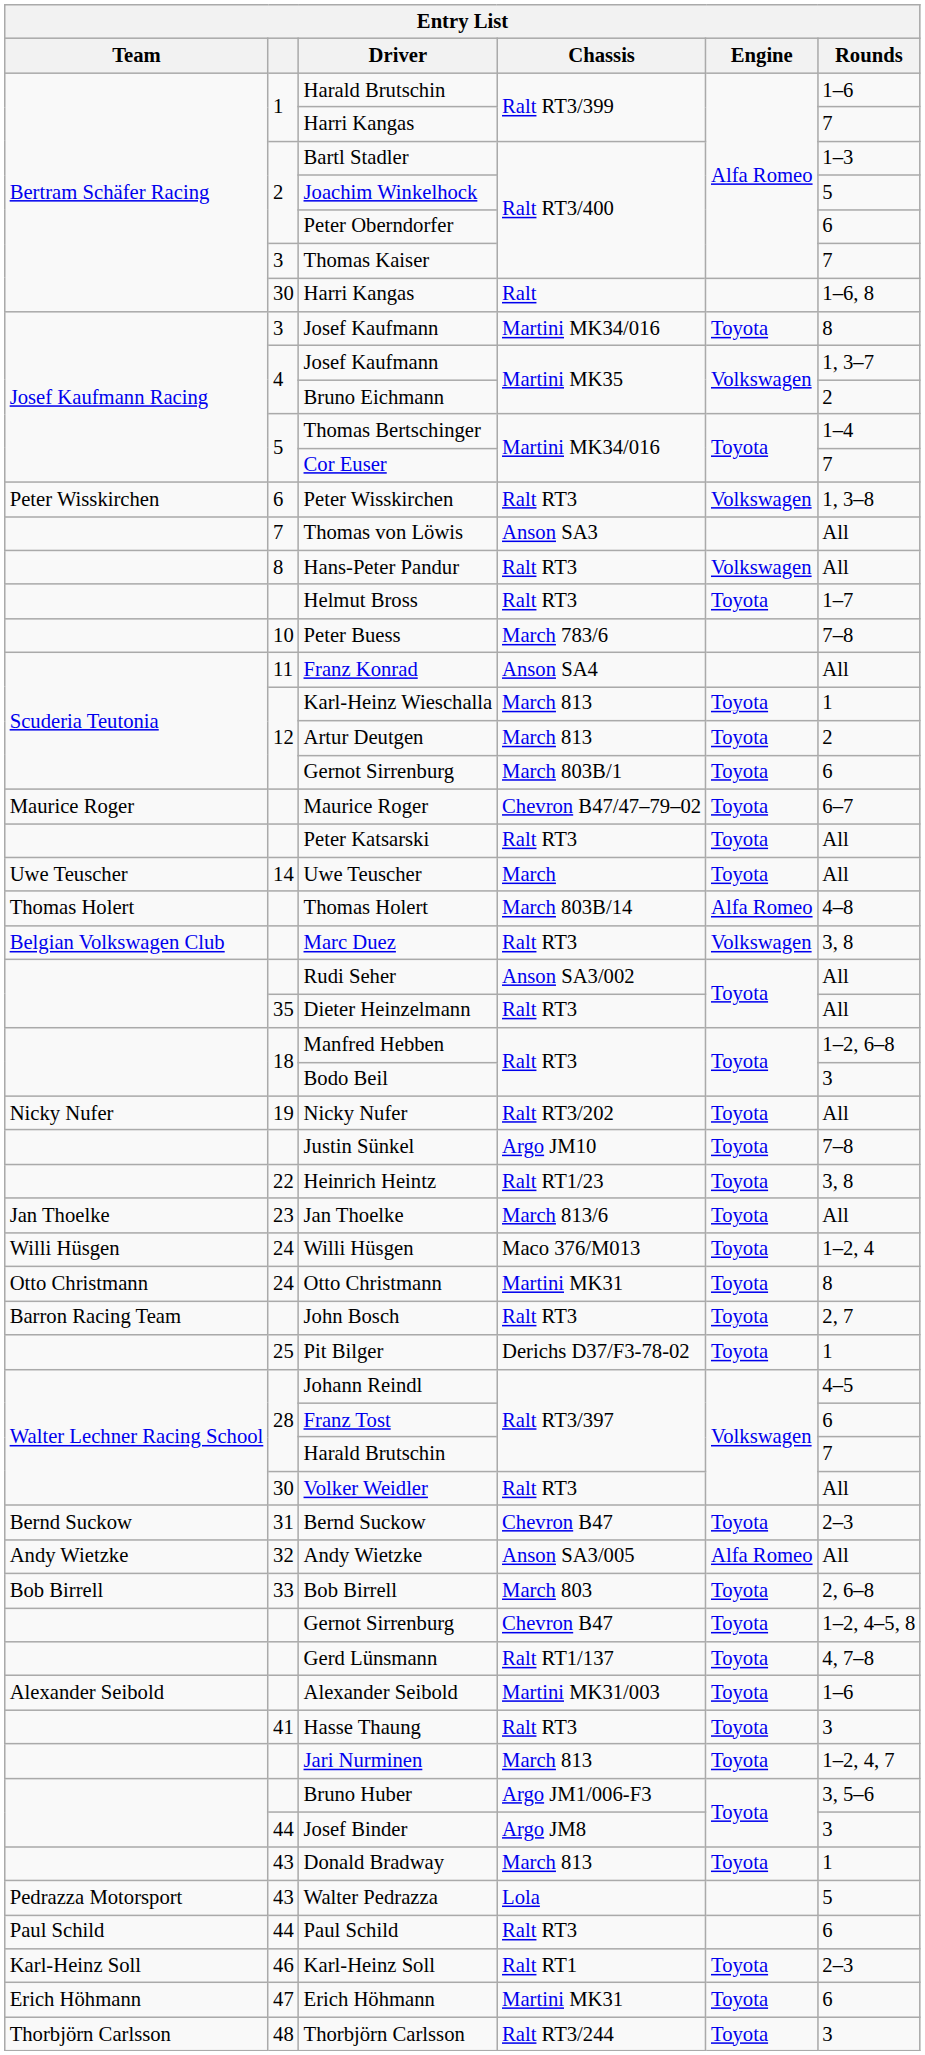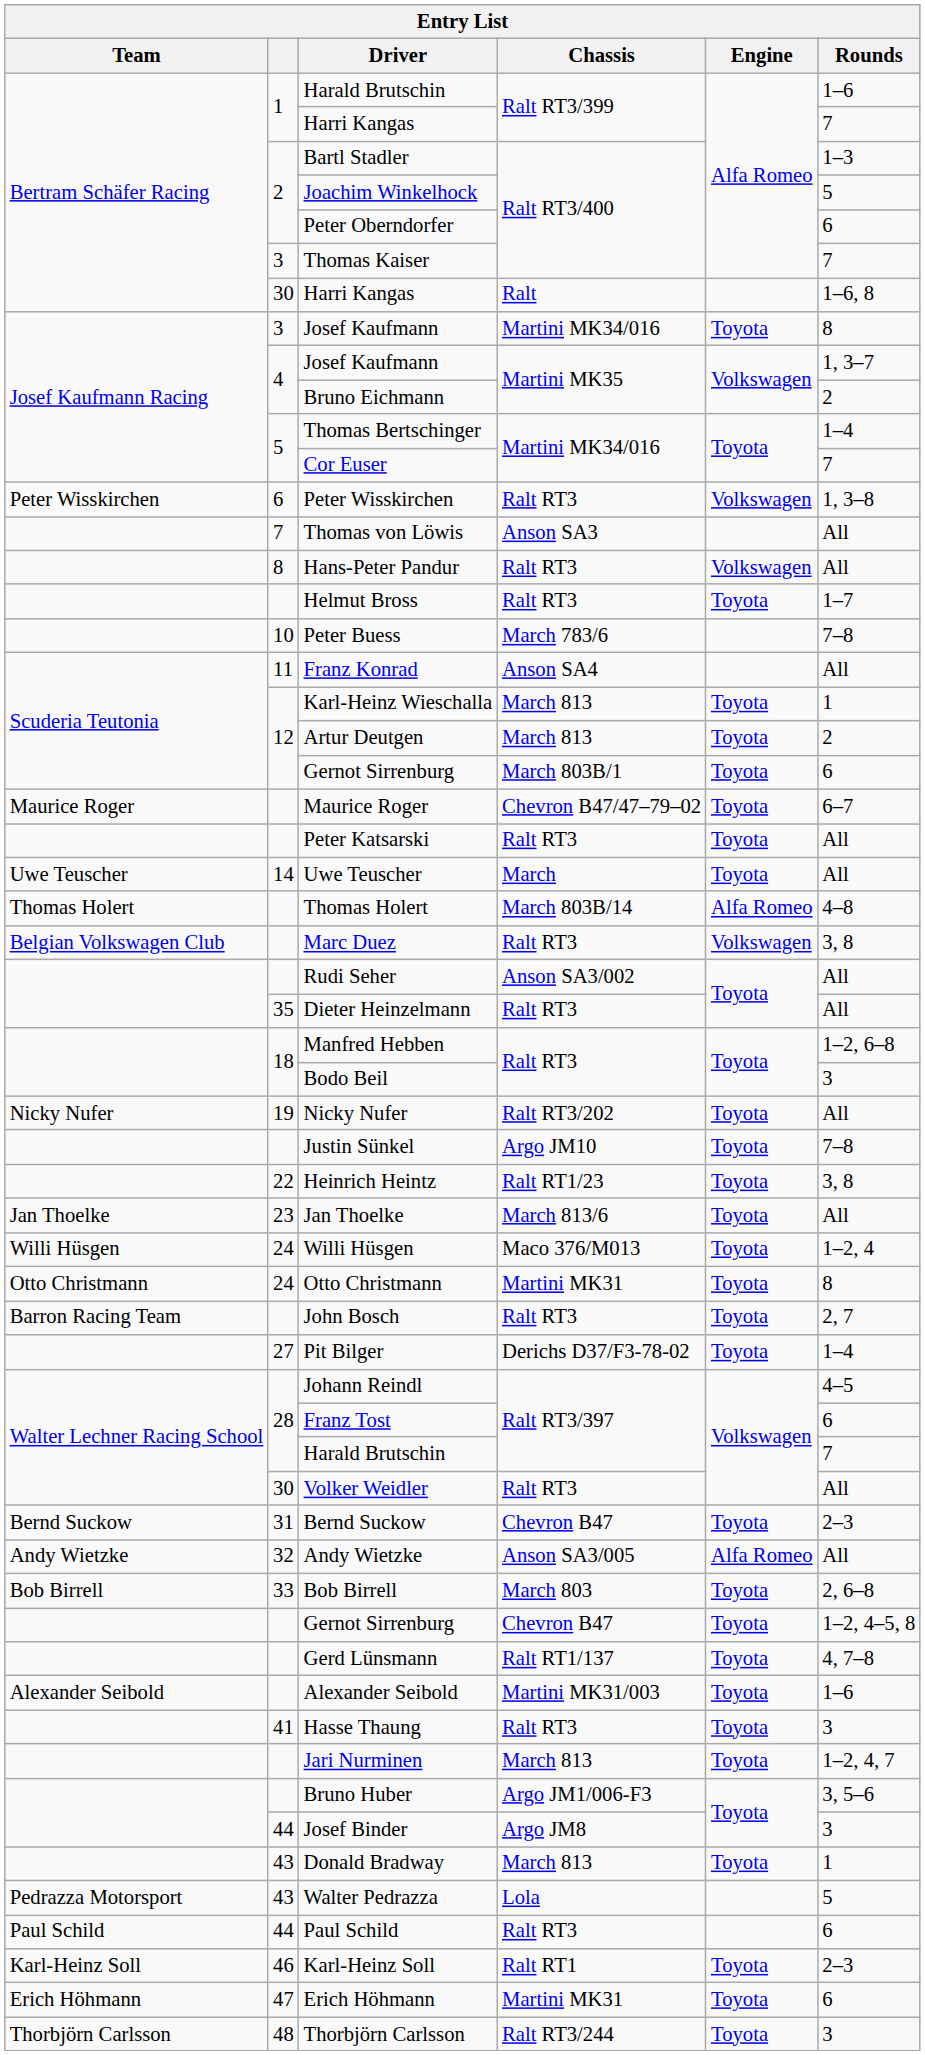(283, 1351) 25 -> (283, 1351) 27
(828, 1351) 1 -> (838, 1351) 1–4
